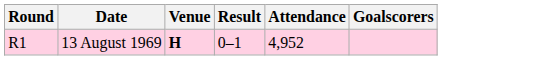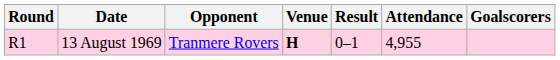+ column: (224, 17)
(286, 42) 4,952 -> (403, 42) 4,955
